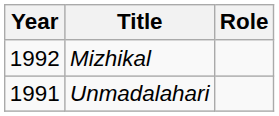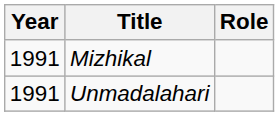(35, 57) 1992 -> (35, 57) 1991
